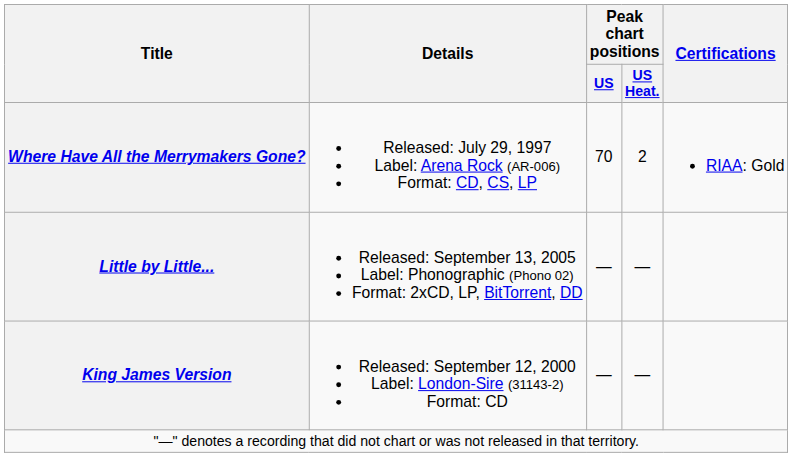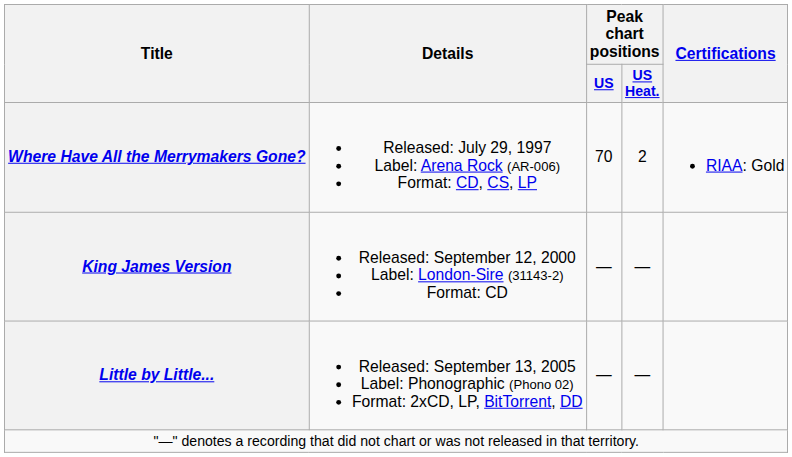rows swapped: (157, 375) <-> (157, 266)
